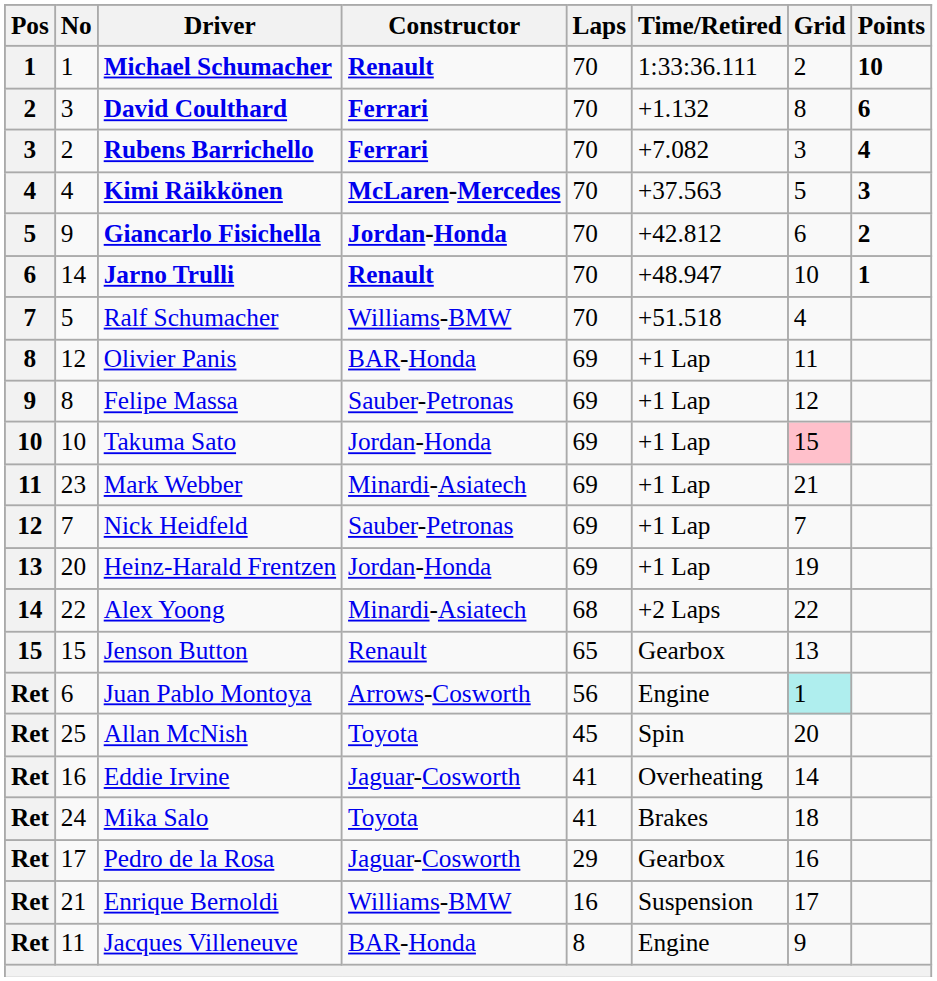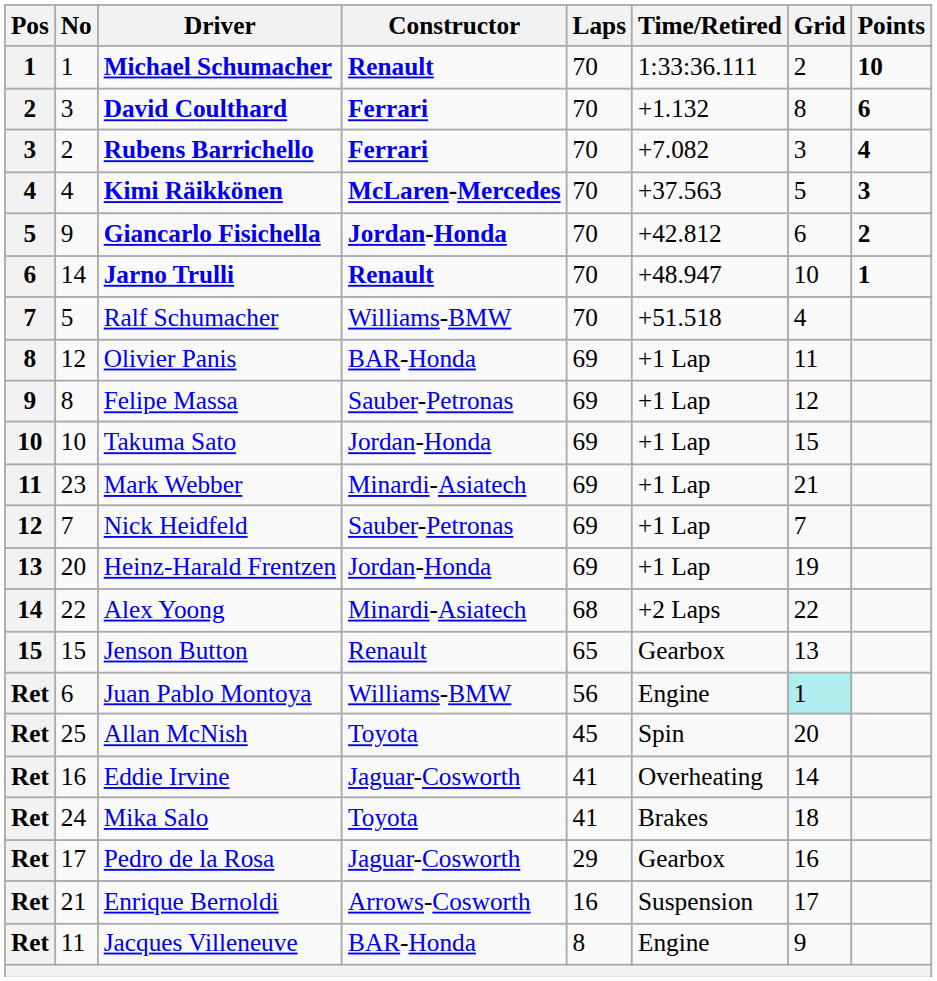(806, 442) pink background -> (806, 442) no background
(439, 692) Arrows-Cosworth -> (430, 692) Williams-BMW
(430, 901) Williams-BMW -> (439, 901) Arrows-Cosworth
